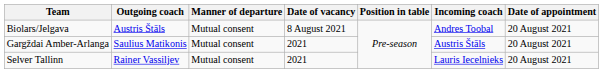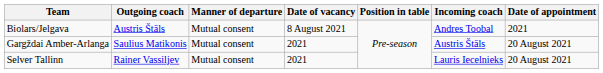(540, 28) 20 August 2021 -> (518, 28) 2021
